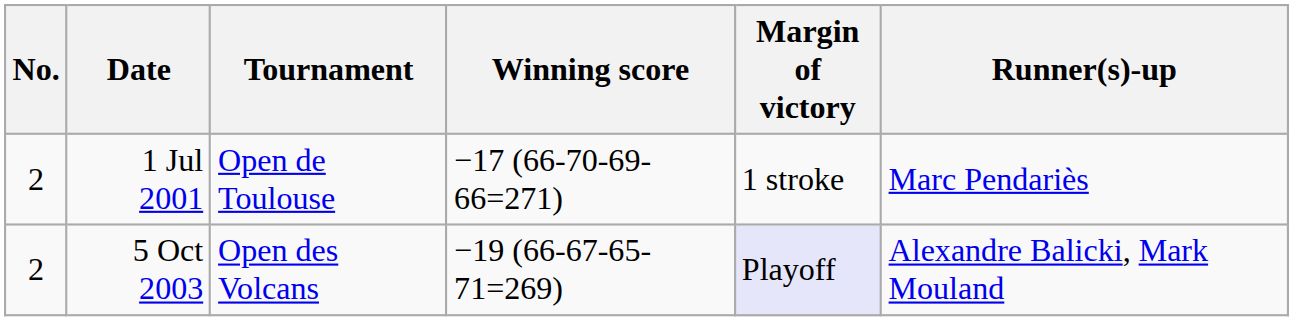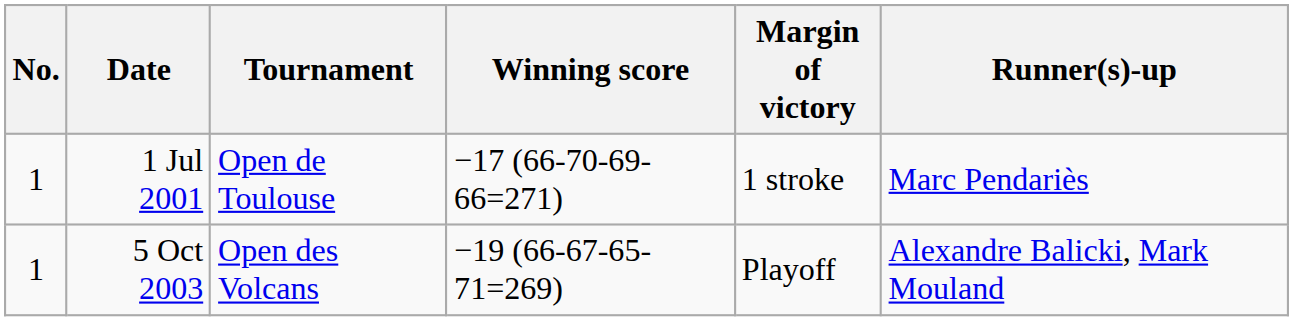(36, 178) 2 -> (36, 178) 1
(36, 269) 2 -> (36, 269) 1
(789, 269) lavender background -> (789, 269) no background
